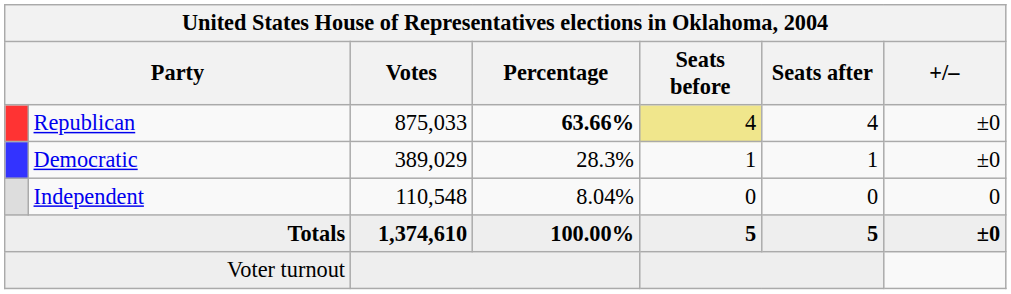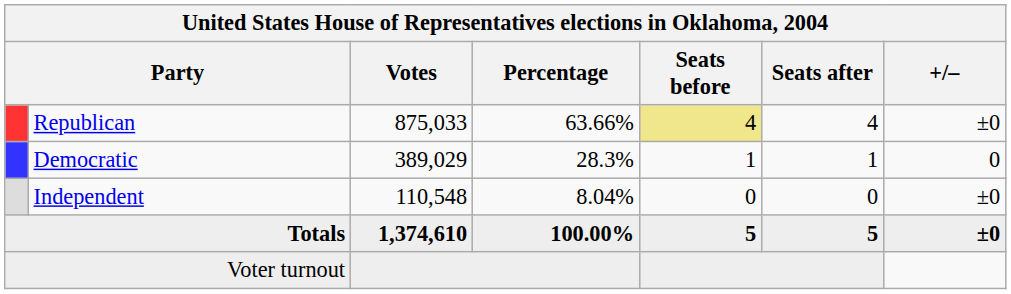(598, 123) bold -> (600, 123) normal
(989, 160) ±0 -> (995, 160) 0
(995, 196) 0 -> (989, 196) ±0
